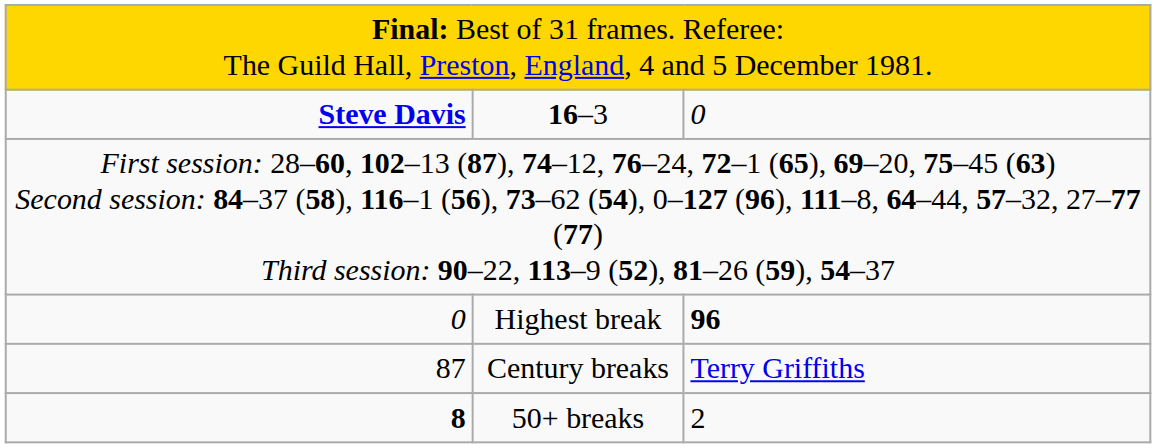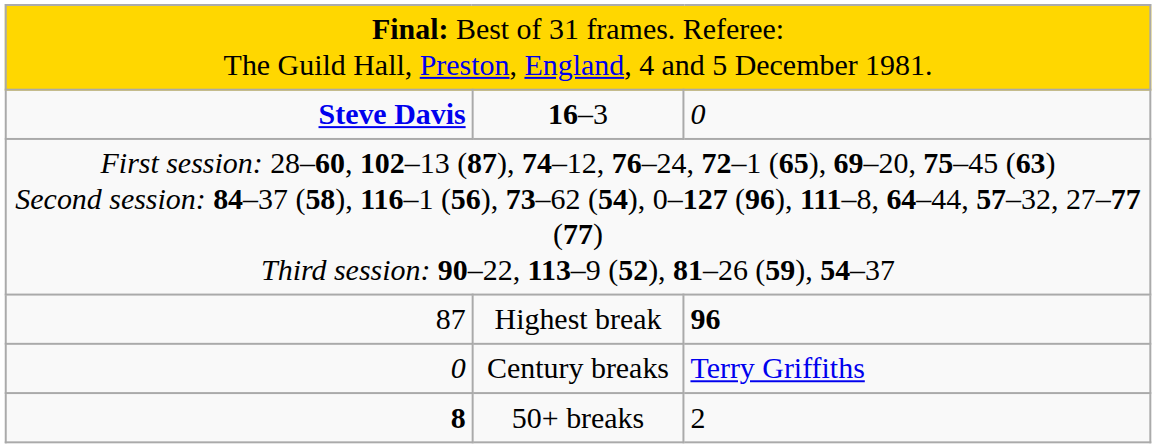(458, 319) 0 -> (451, 319) 87
(451, 368) 87 -> (458, 368) 0
